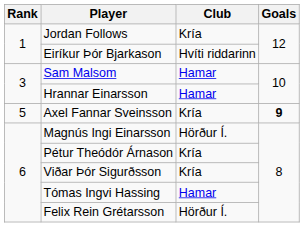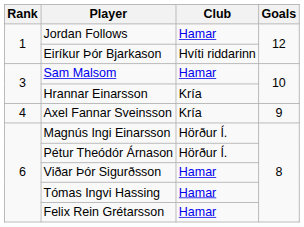(190, 34) Kría -> (198, 34) Hamar
(198, 93) Hamar -> (190, 93) Kría
(23, 113) 5 -> (23, 113) 4
(279, 113) bold -> (279, 113) normal
(190, 152) Kría -> (203, 152) Hörður Í.
(190, 172) Kría -> (198, 172) Hamar
(203, 212) Hörður Í. -> (198, 212) Hamar
